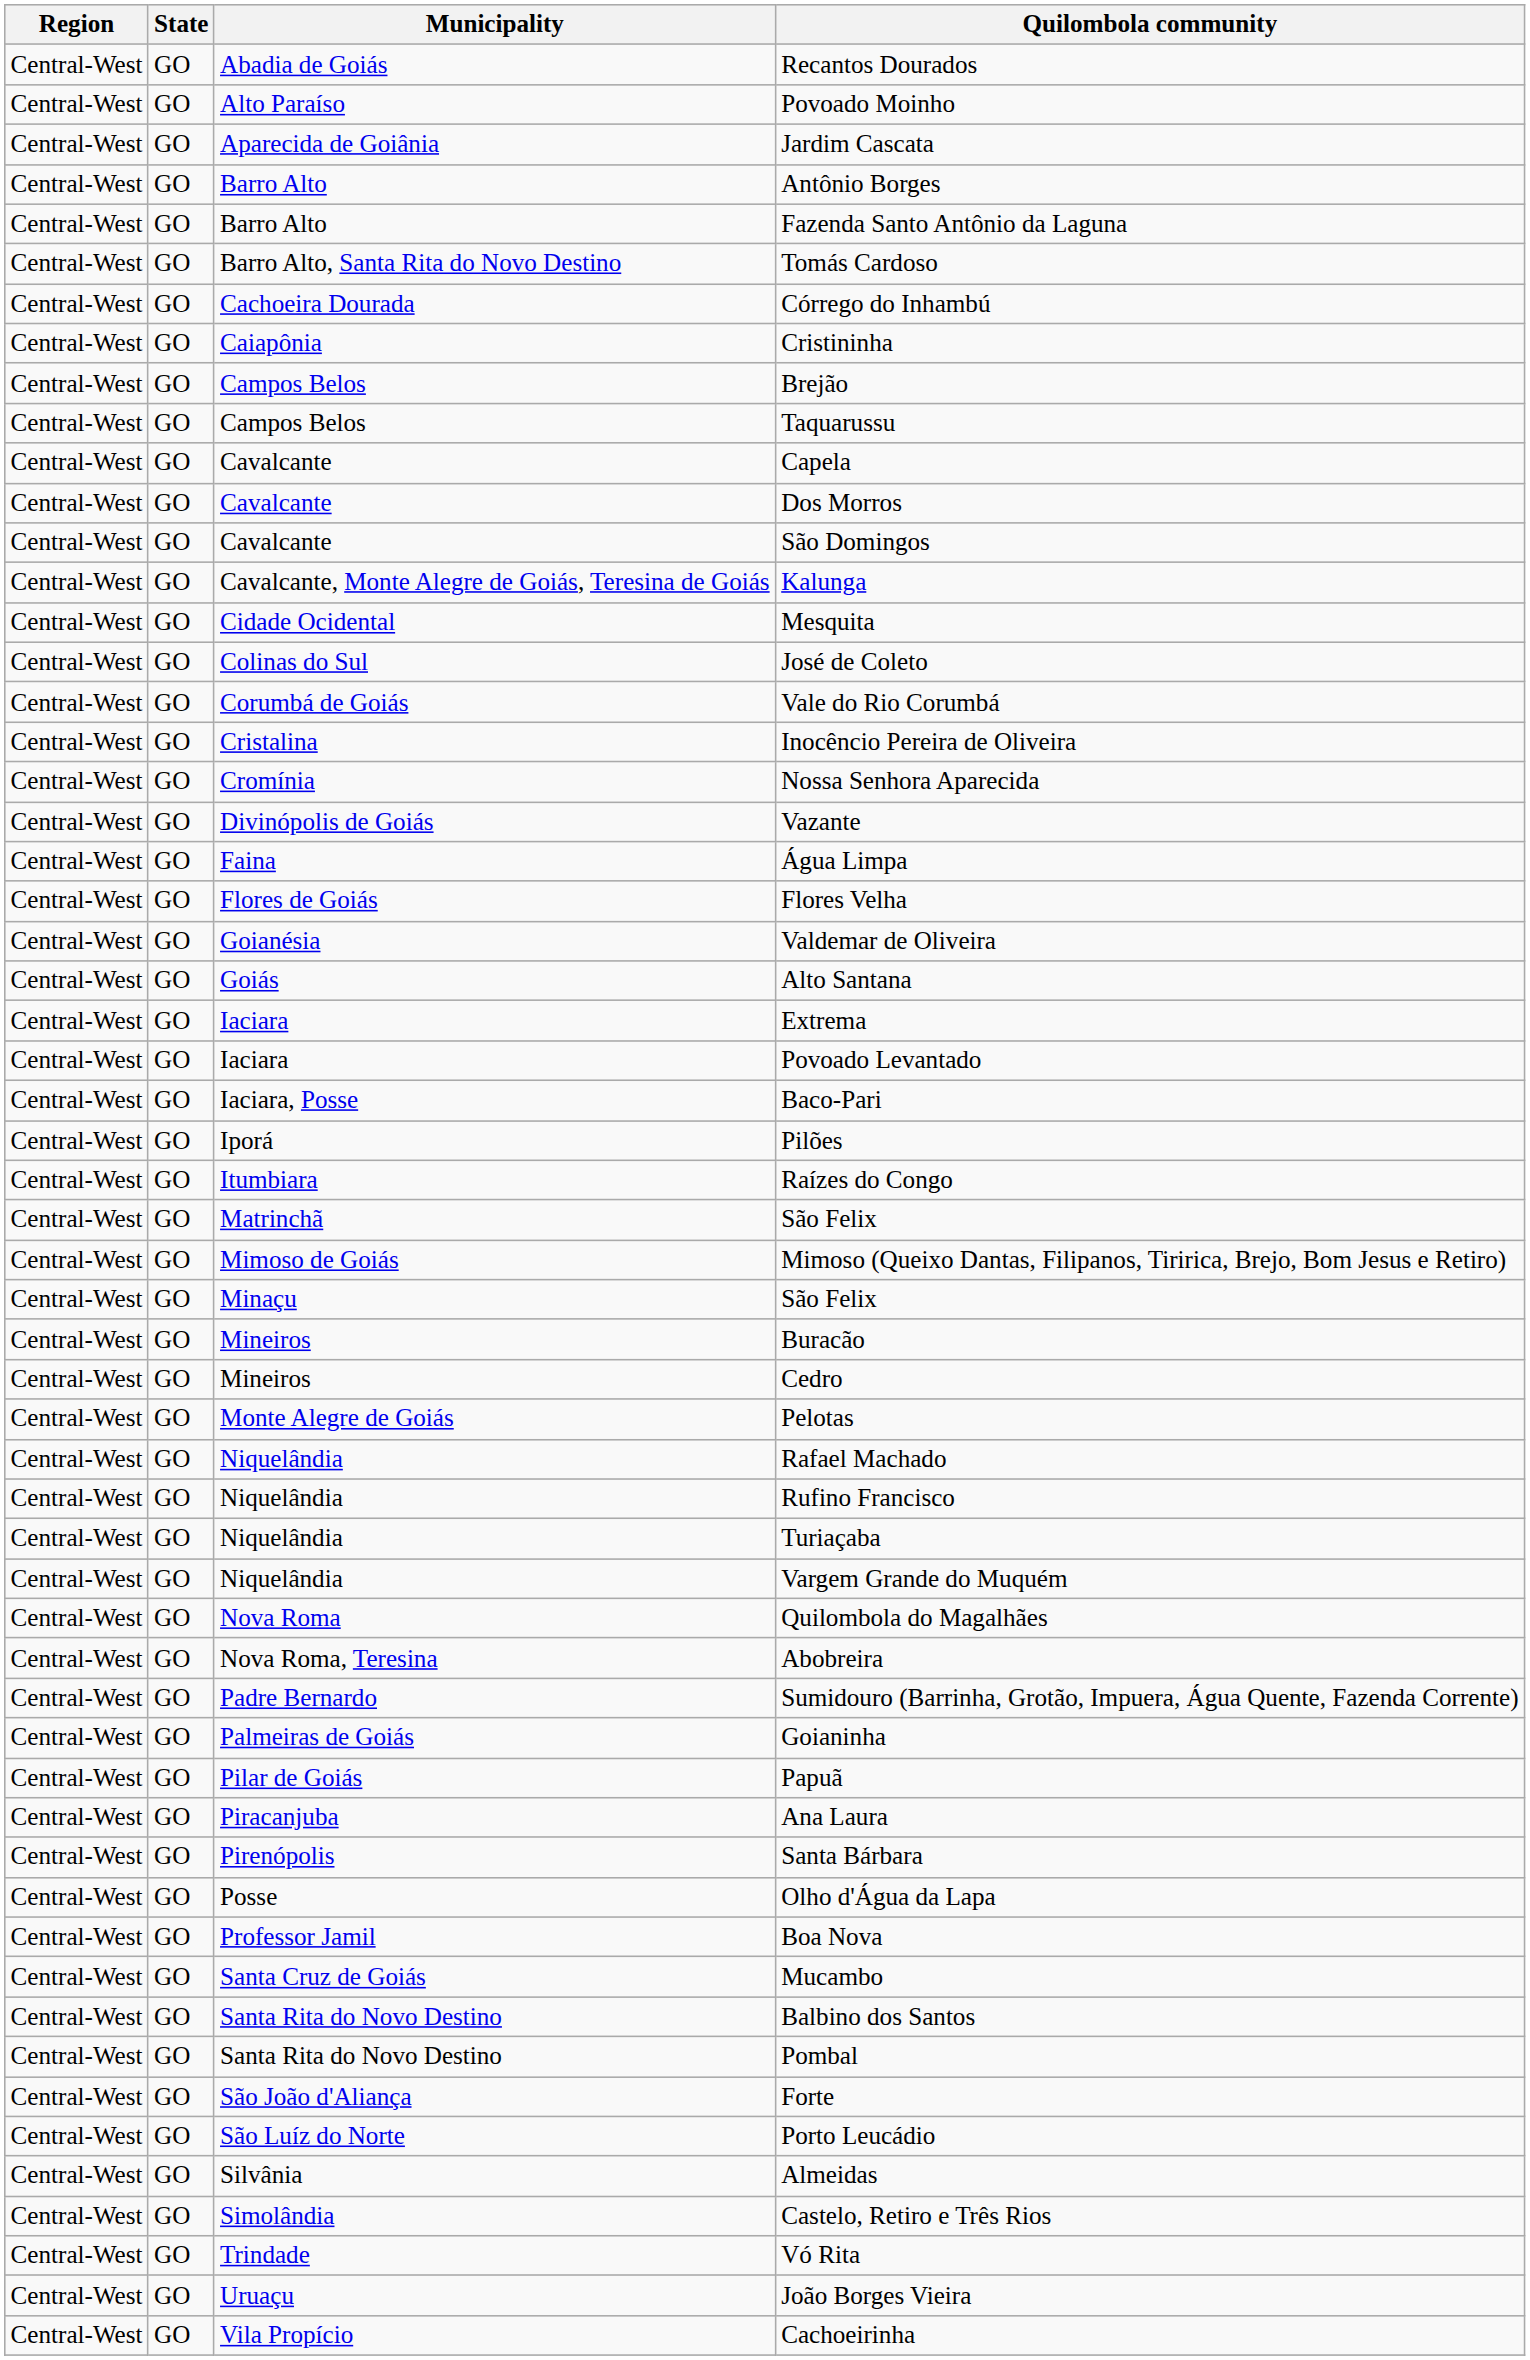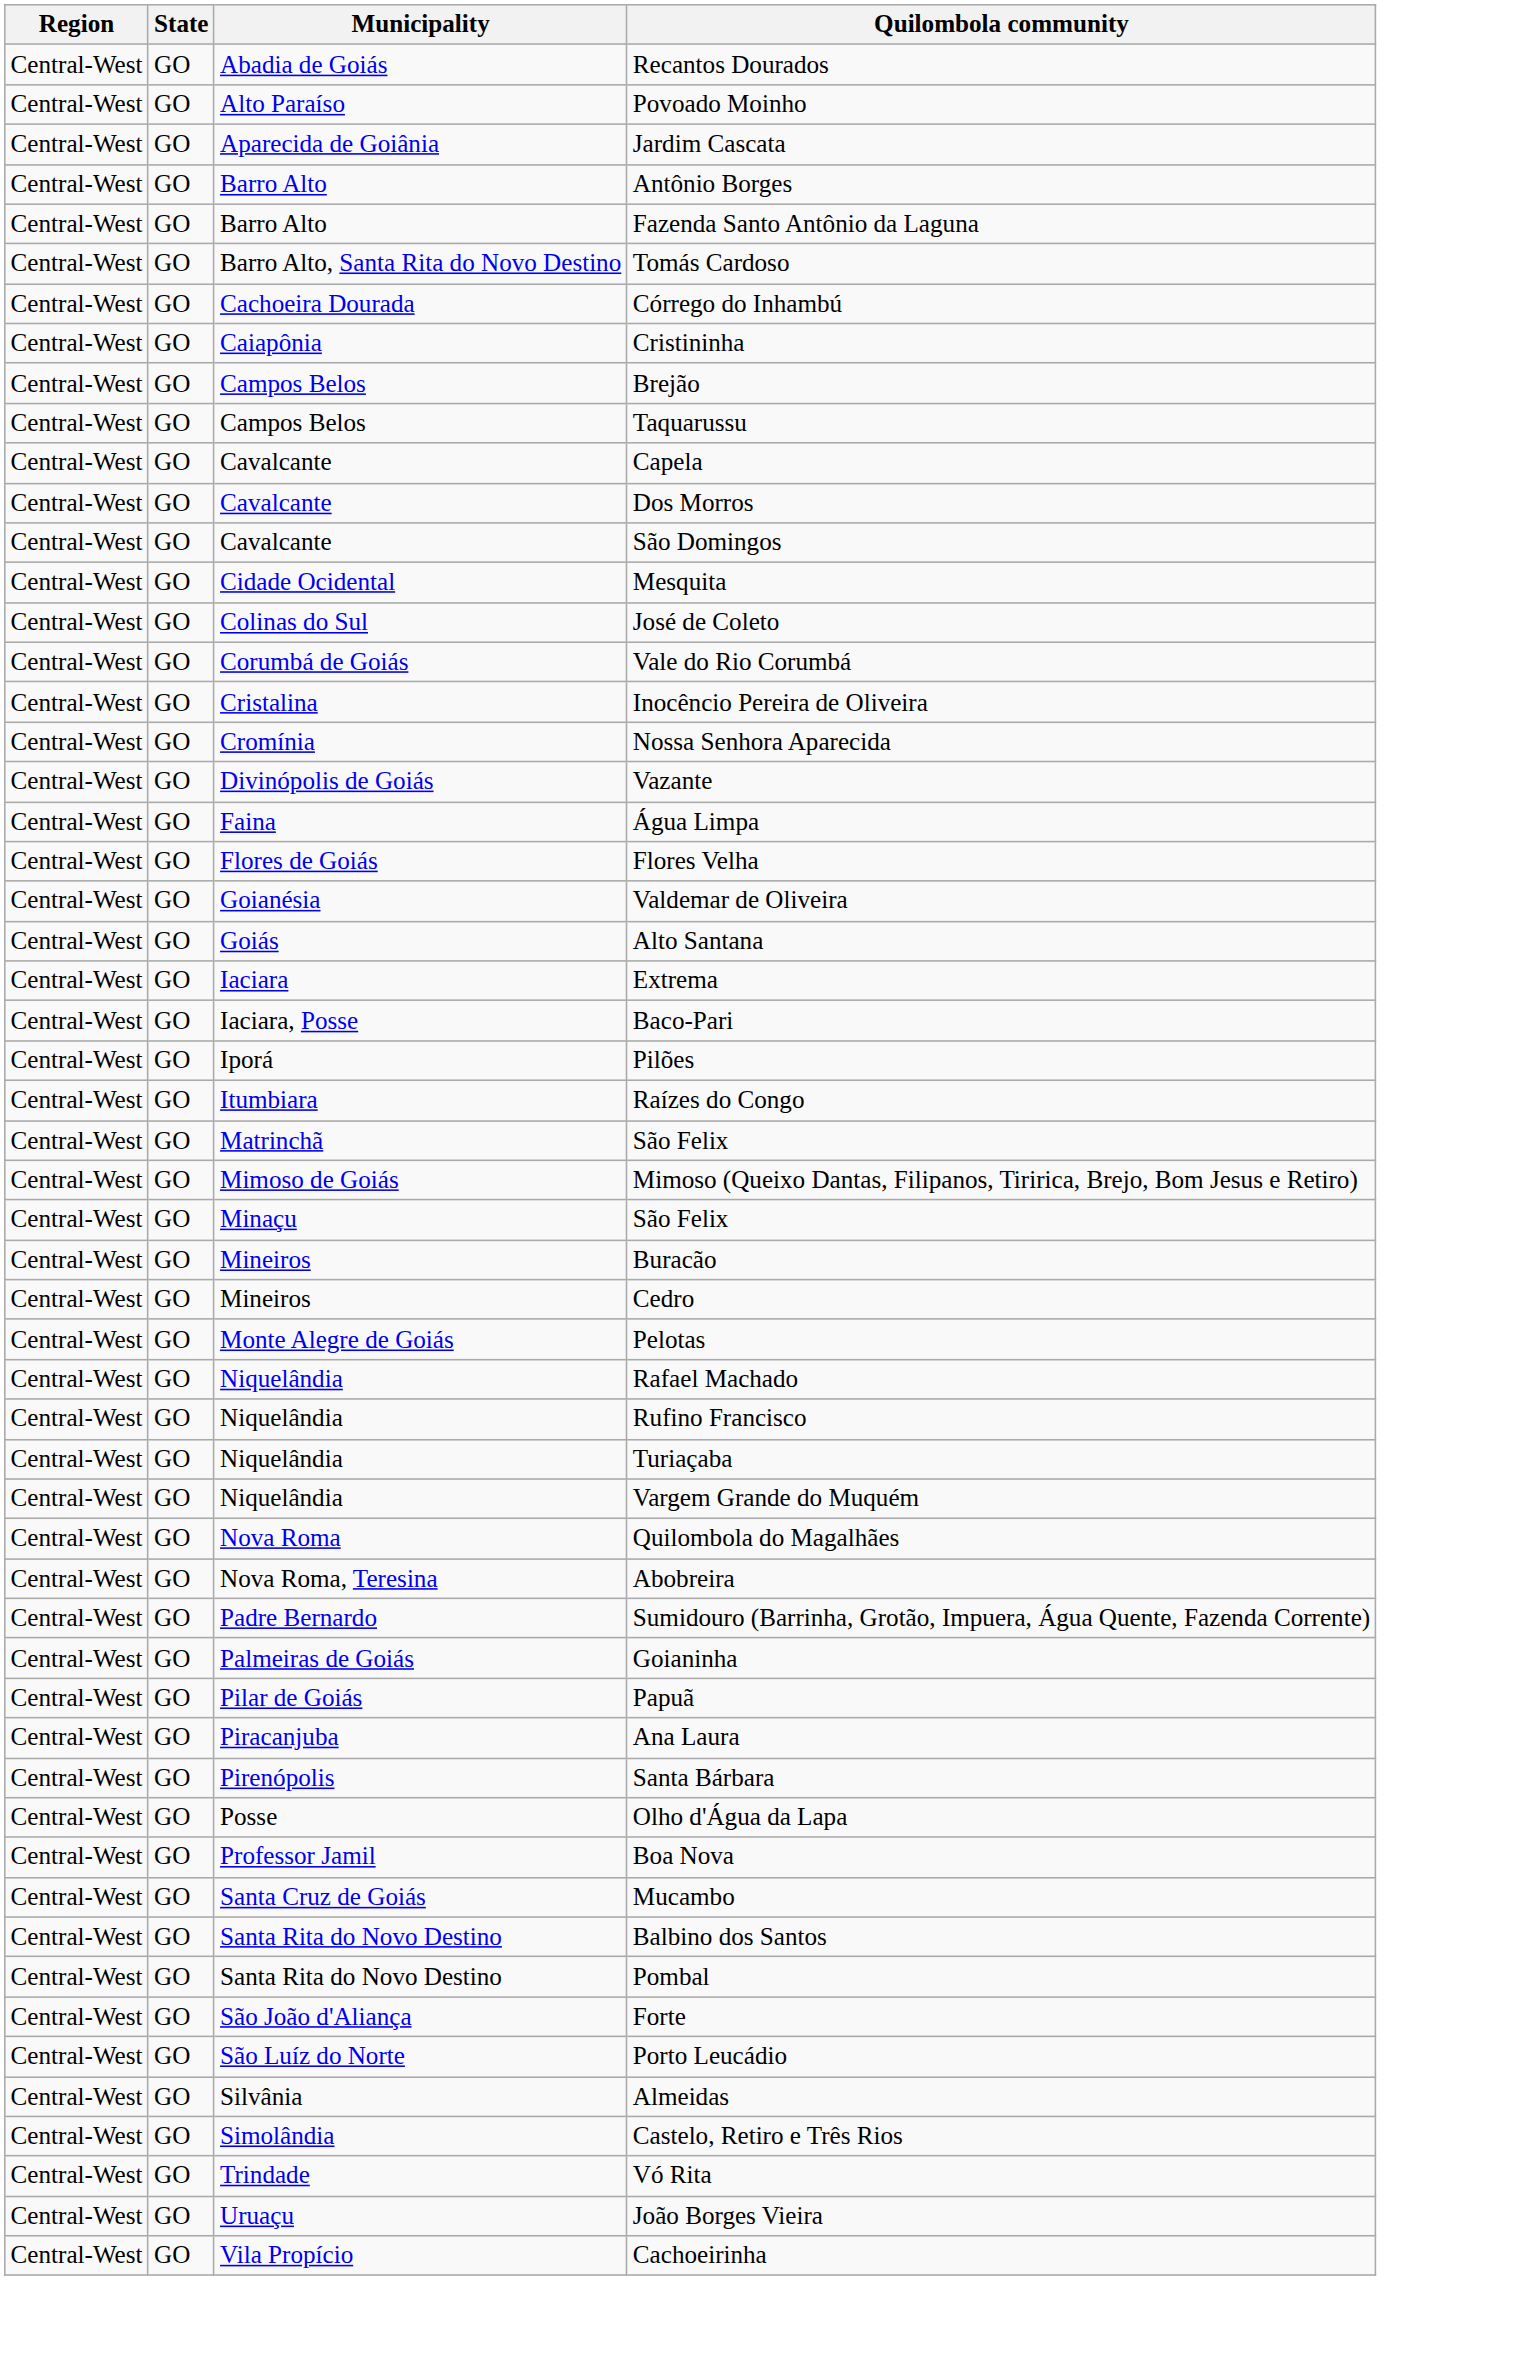- row: (495, 582)
- row: (254, 1060)
